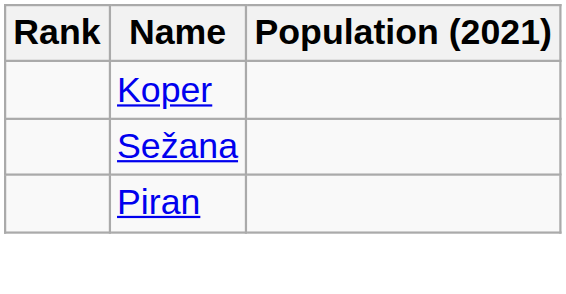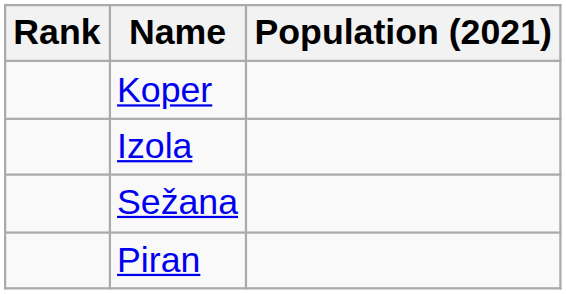+ row: (155, 145)
